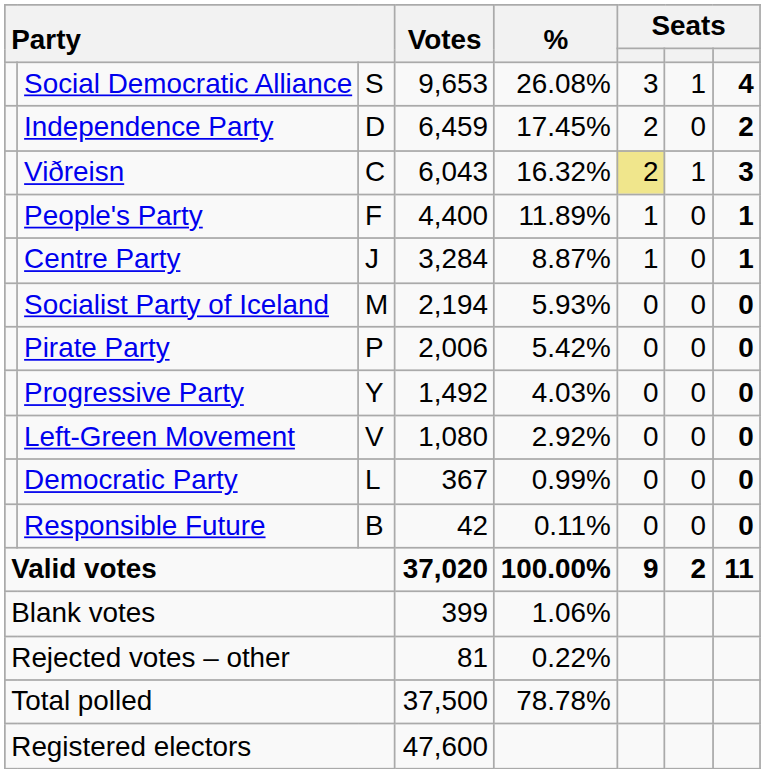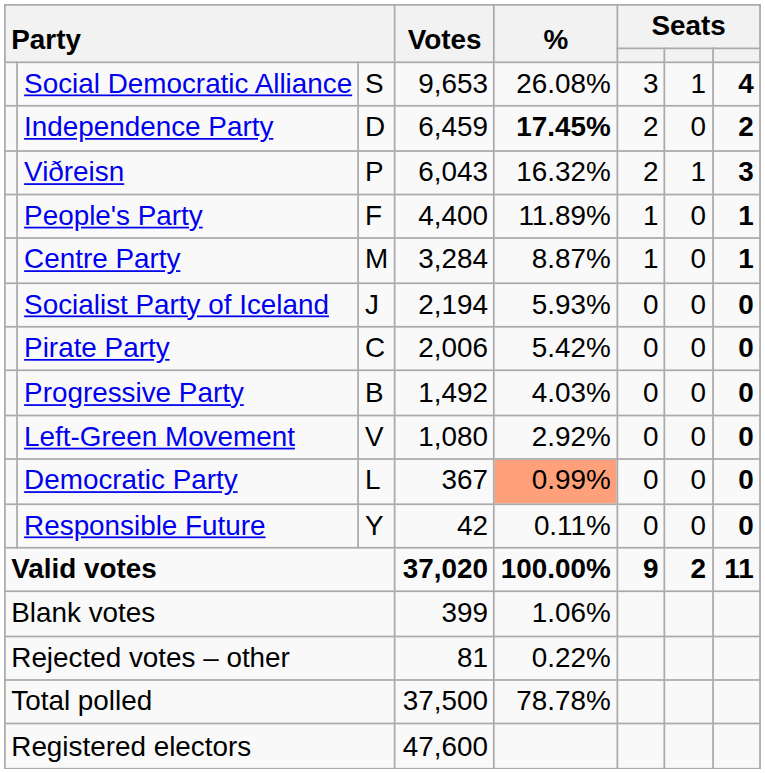(564, 127) normal -> (564, 127) bold
(375, 171) C -> (374, 171) P
(651, 171) khaki background -> (651, 171) no background
(372, 260) J -> (377, 260) M
(377, 304) M -> (372, 304) J
(374, 348) P -> (375, 348) C
(374, 392) Y -> (374, 392) B
(571, 480) no background -> (571, 480) lightsalmon background
(374, 525) B -> (374, 525) Y
